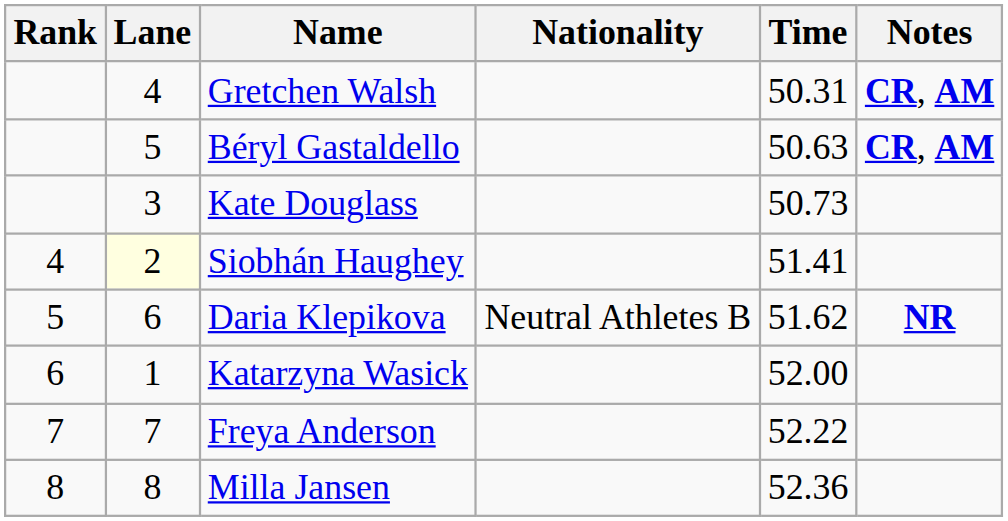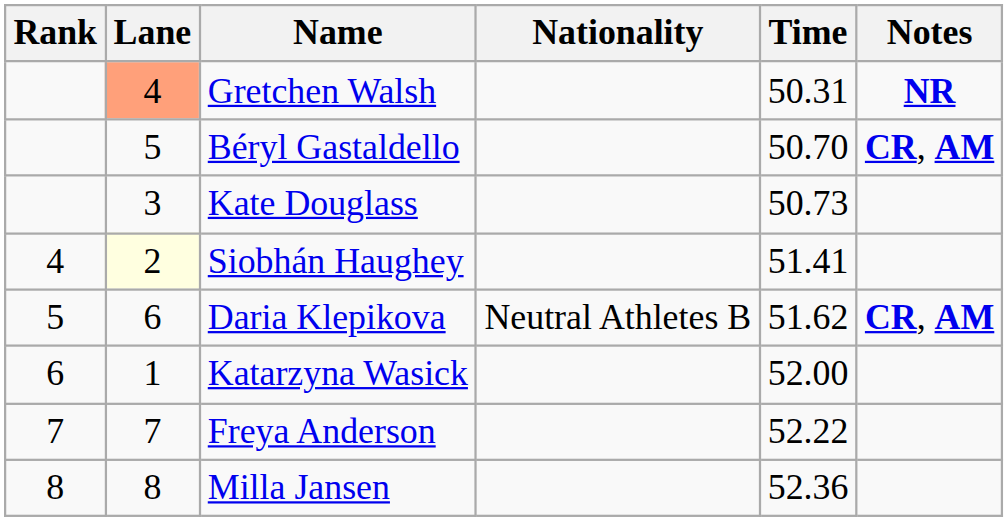(152, 89) no background -> (152, 89) lightsalmon background
(930, 89) CR, AM -> (930, 89) NR
(808, 146) 50.63 -> (808, 146) 50.70
(930, 317) NR -> (930, 317) CR, AM
